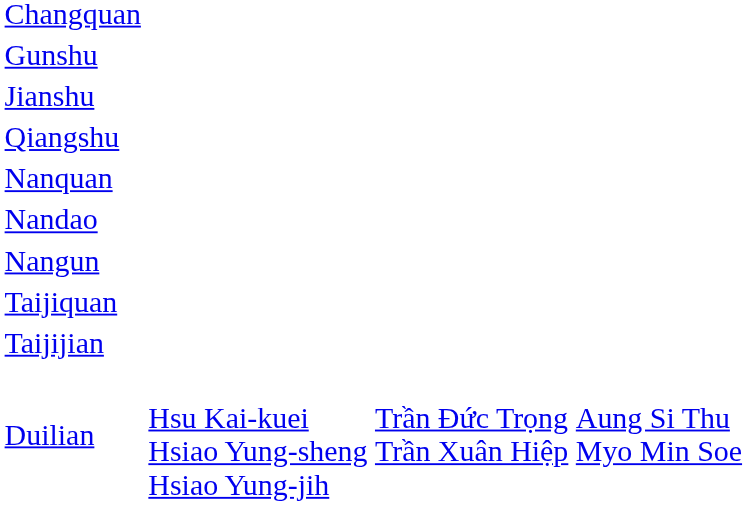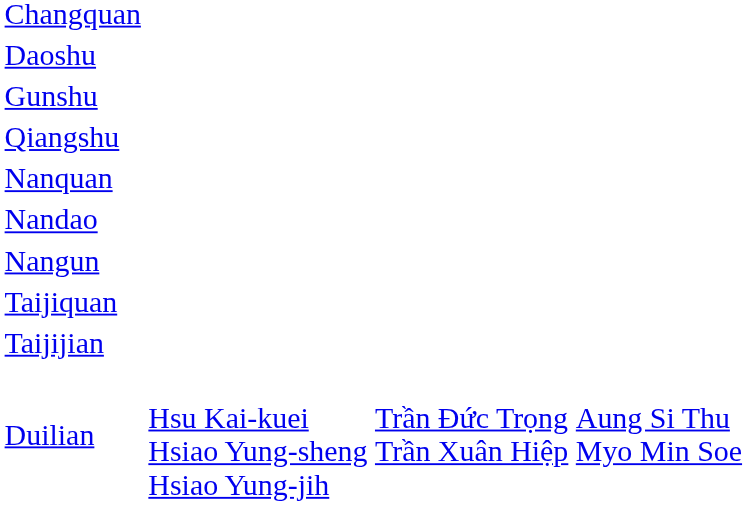+ row: (50, 55)
- row: (49, 96)
